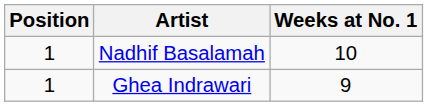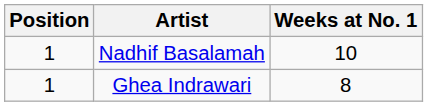(346, 85) 9 -> (346, 85) 8
